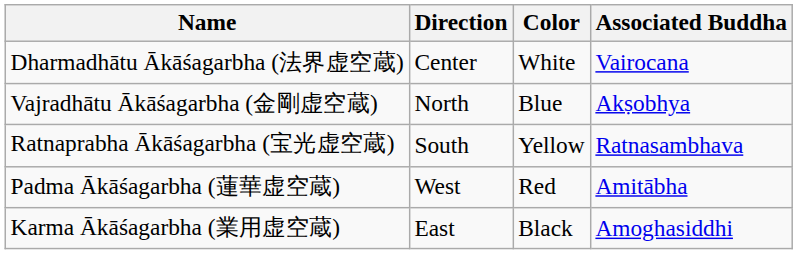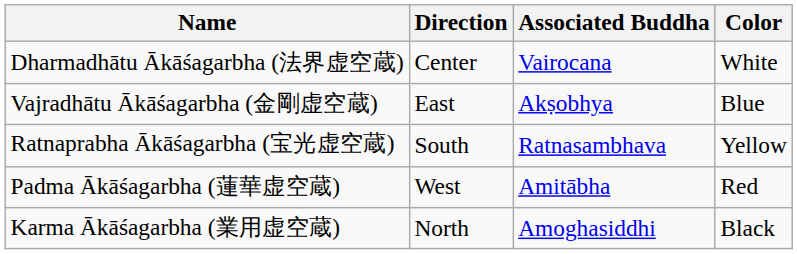columns swapped: (551, 23) <-> (691, 23)
(442, 103) North -> (435, 103) East
(435, 227) East -> (442, 227) North
